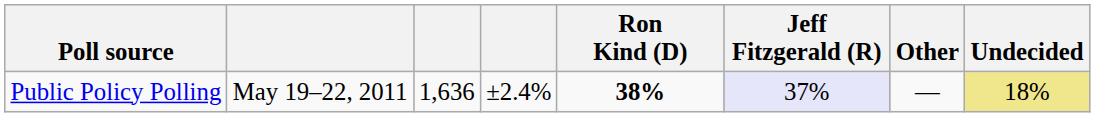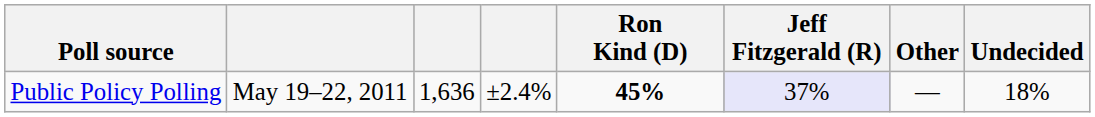(640, 91) 38% -> (640, 91) 45%
(1027, 91) khaki background -> (1027, 91) no background
